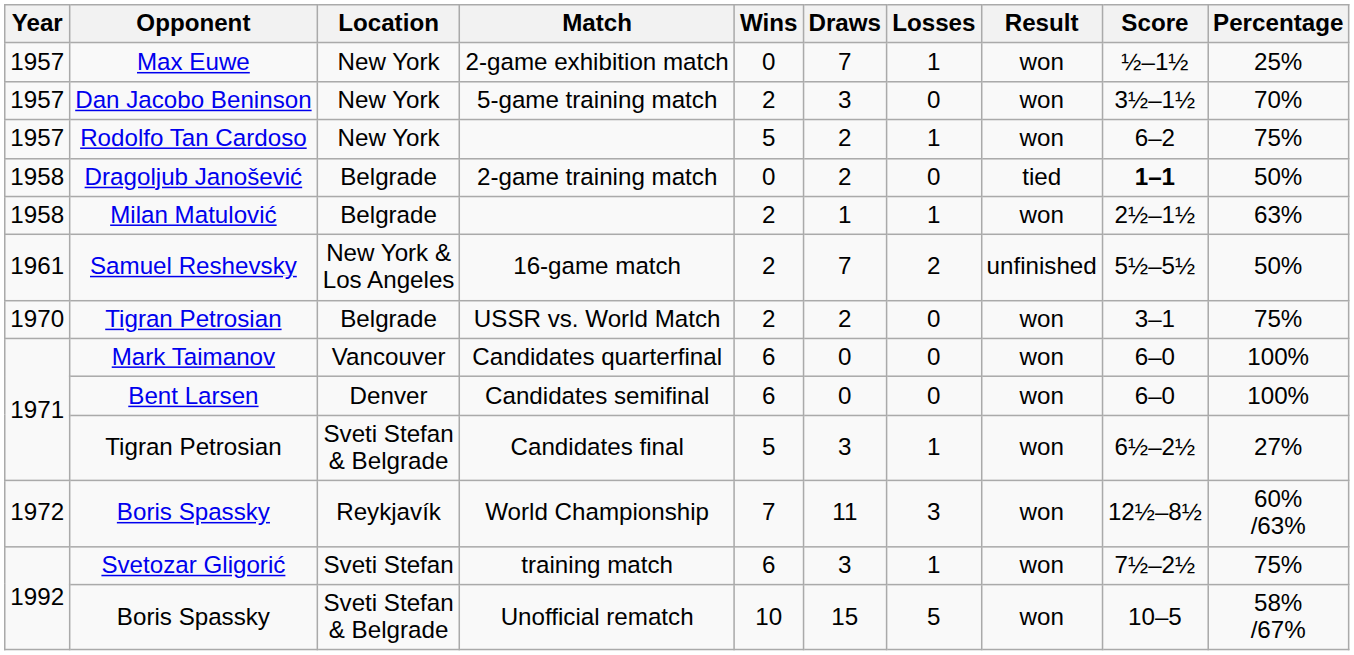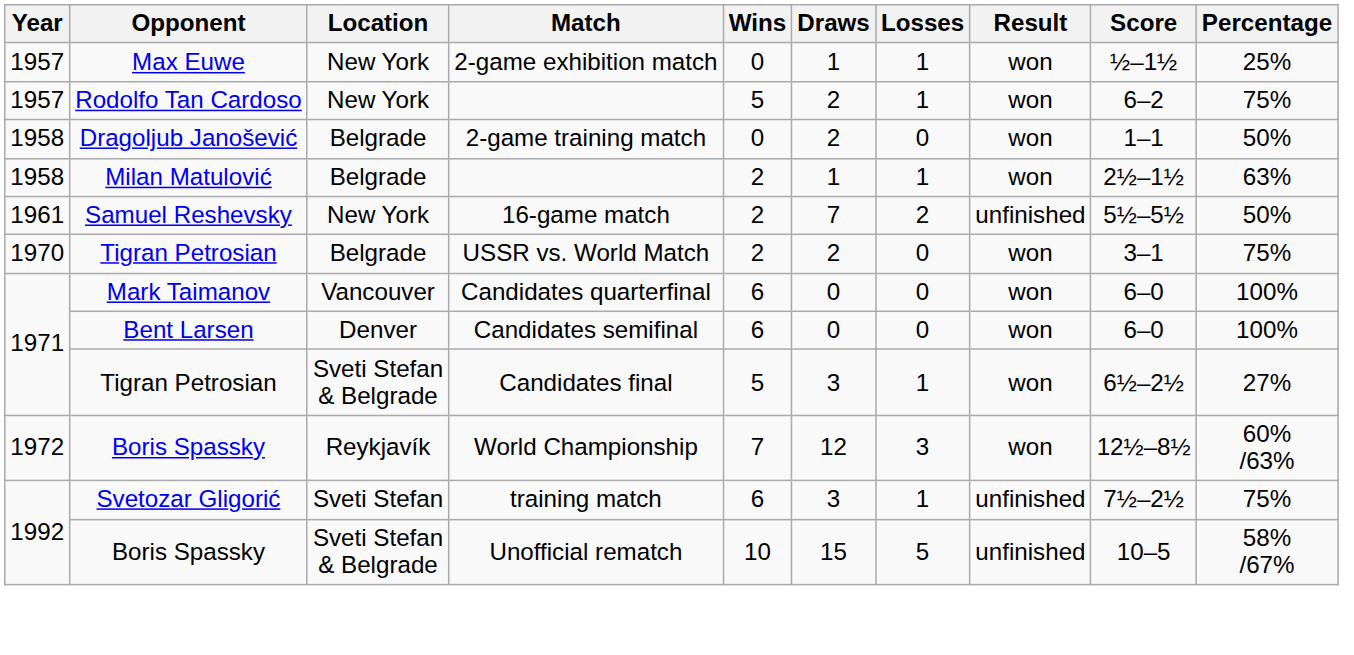(845, 61) 7 -> (834, 61) 1
- row: (193, 100)
(1042, 176) tied -> (1030, 138) won
(1155, 176) bold -> (1144, 138) normal
(389, 267) New York & Los Angeles -> (378, 215) New York
(845, 513) 11 -> (834, 447) 12
(1042, 564) won -> (1030, 499) unfinished
(1042, 616) won -> (1030, 551) unfinished
